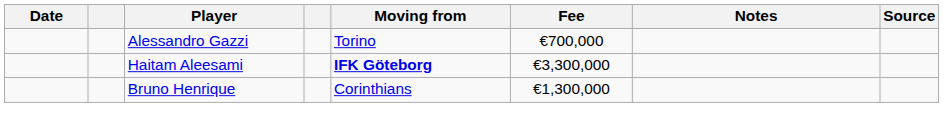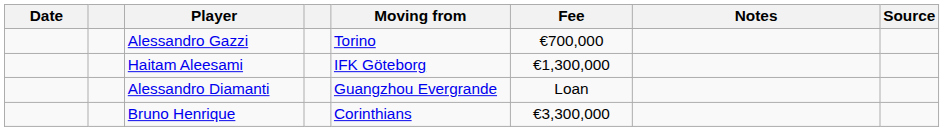(383, 65) bold -> (380, 65) normal
(571, 65) €3,300,000 -> (571, 65) €1,300,000
+ row: (199, 89)
(571, 89) €1,300,000 -> (571, 114) €3,300,000
